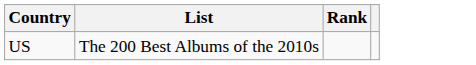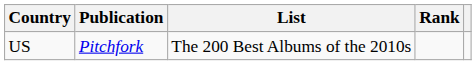+ column: (121, 18)
